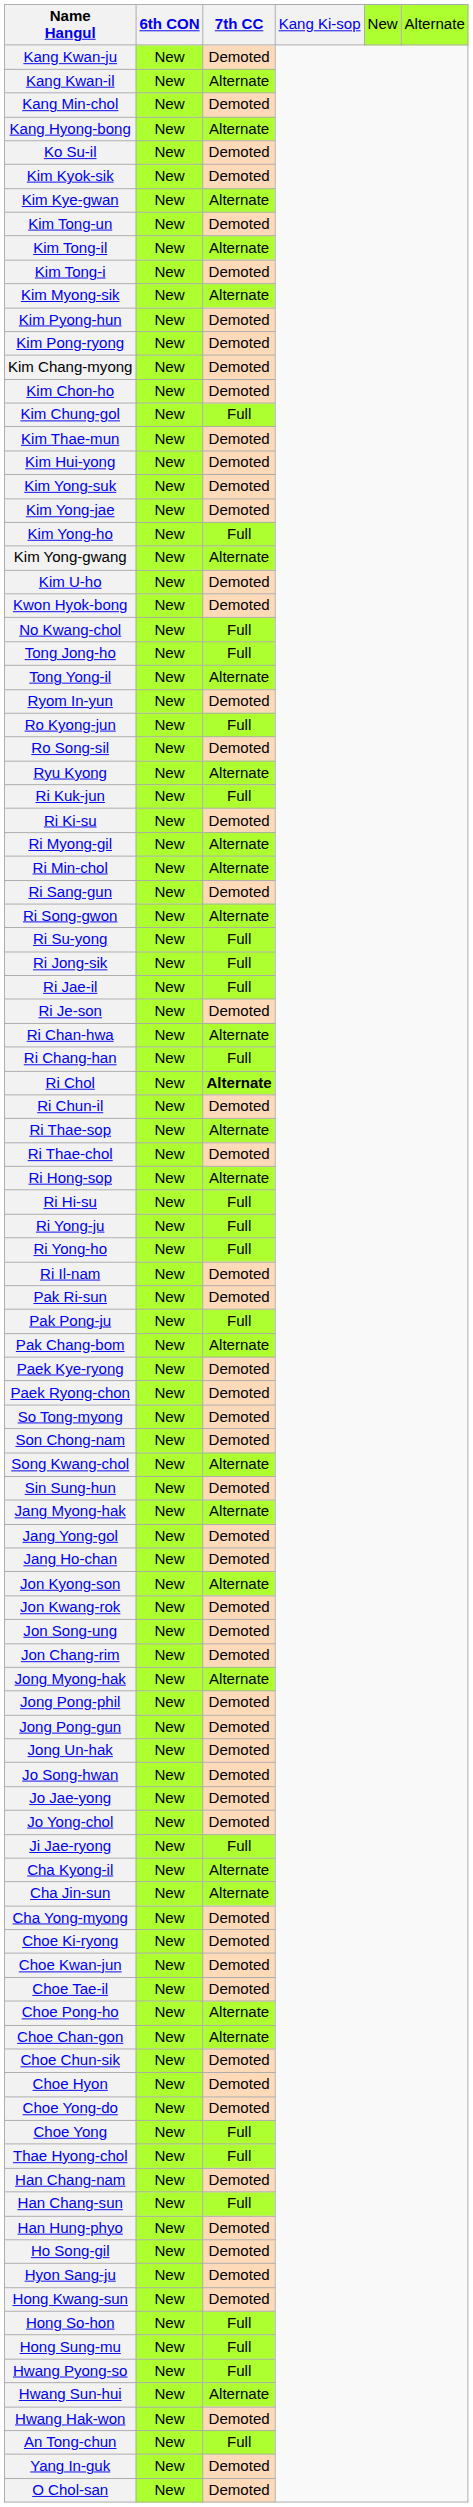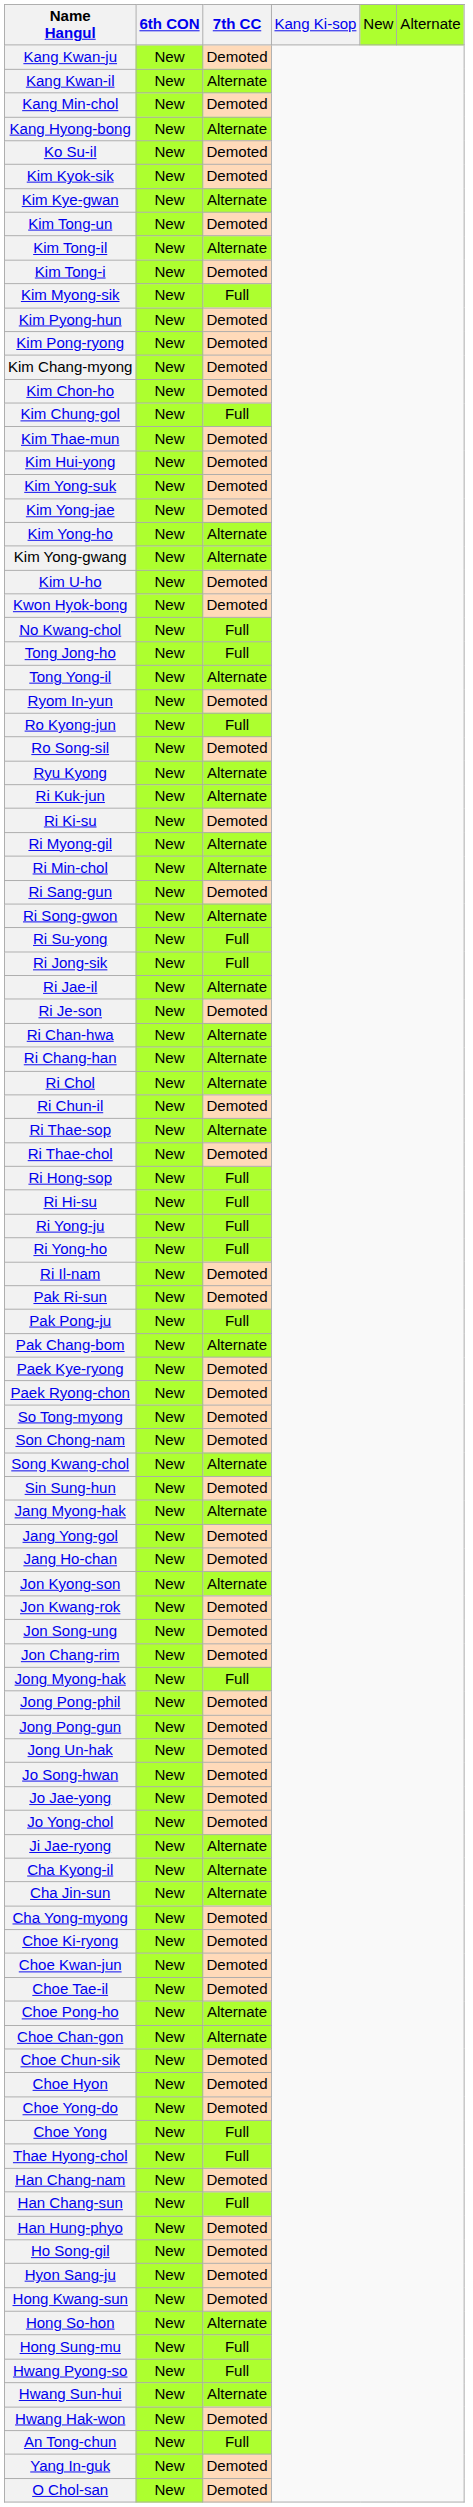(239, 295) Alternate -> (237, 295) Full
(239, 534) Full -> (237, 534) Alternate
(239, 796) Full -> (237, 796) Alternate
(239, 987) Full -> (237, 987) Alternate
(239, 1059) Full -> (237, 1059) Alternate
(239, 1082) bold -> (237, 1082) normal
(239, 1178) Alternate -> (237, 1178) Full
(239, 1679) Alternate -> (237, 1679) Full
(239, 1846) Full -> (237, 1846) Alternate
(239, 2323) Full -> (237, 2323) Alternate
